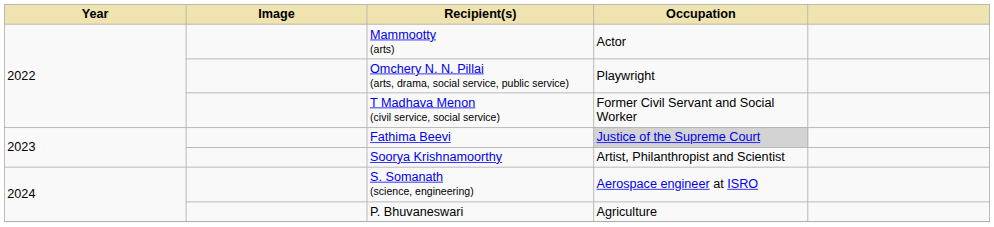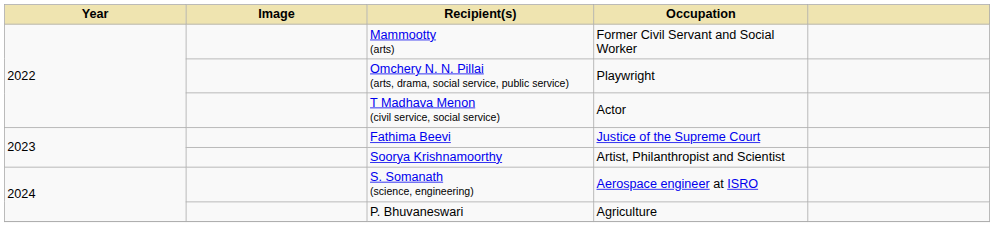(611, 41) Actor -> (685, 41) Former Civil Servant and Social Worker
(685, 110) Former Civil Servant and Social Worker -> (611, 110) Actor
(678, 137) lightgrey background -> (678, 137) no background
